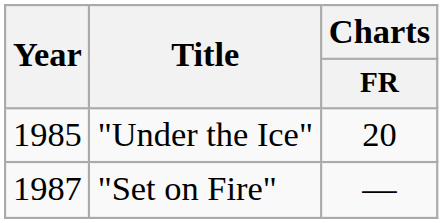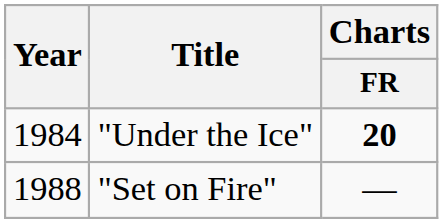(47, 134) 1985 -> (47, 134) 1984
(379, 134) normal -> (379, 134) bold
(47, 189) 1987 -> (47, 189) 1988
